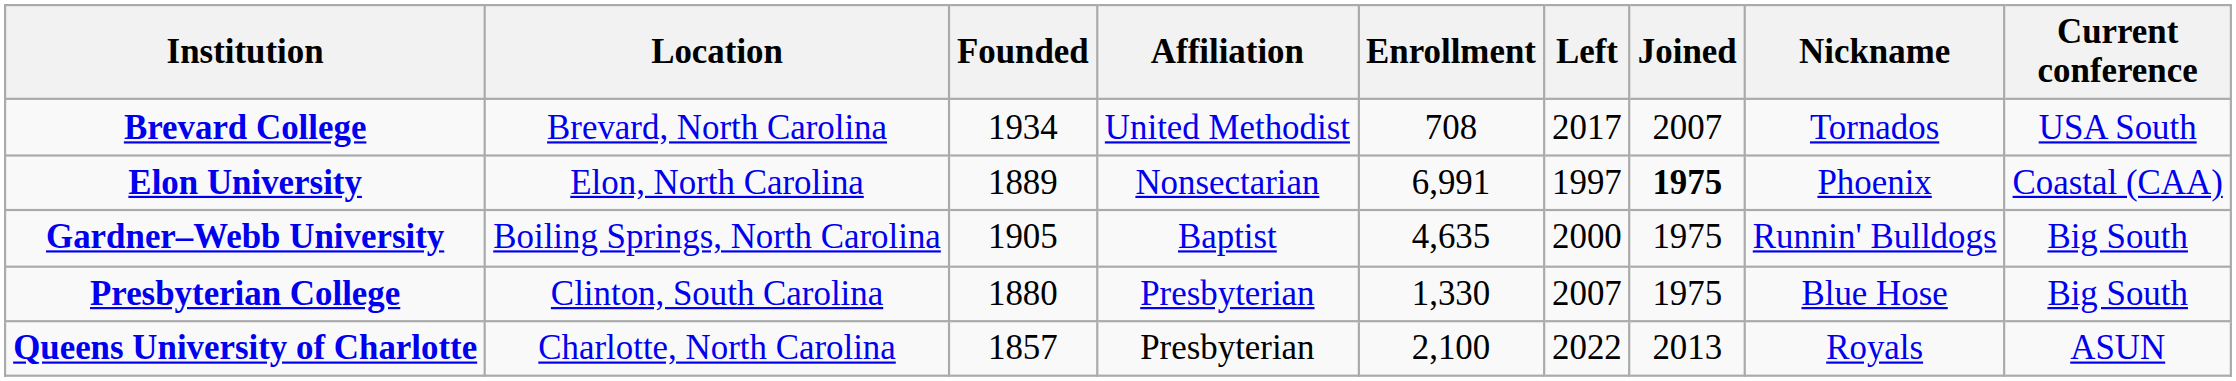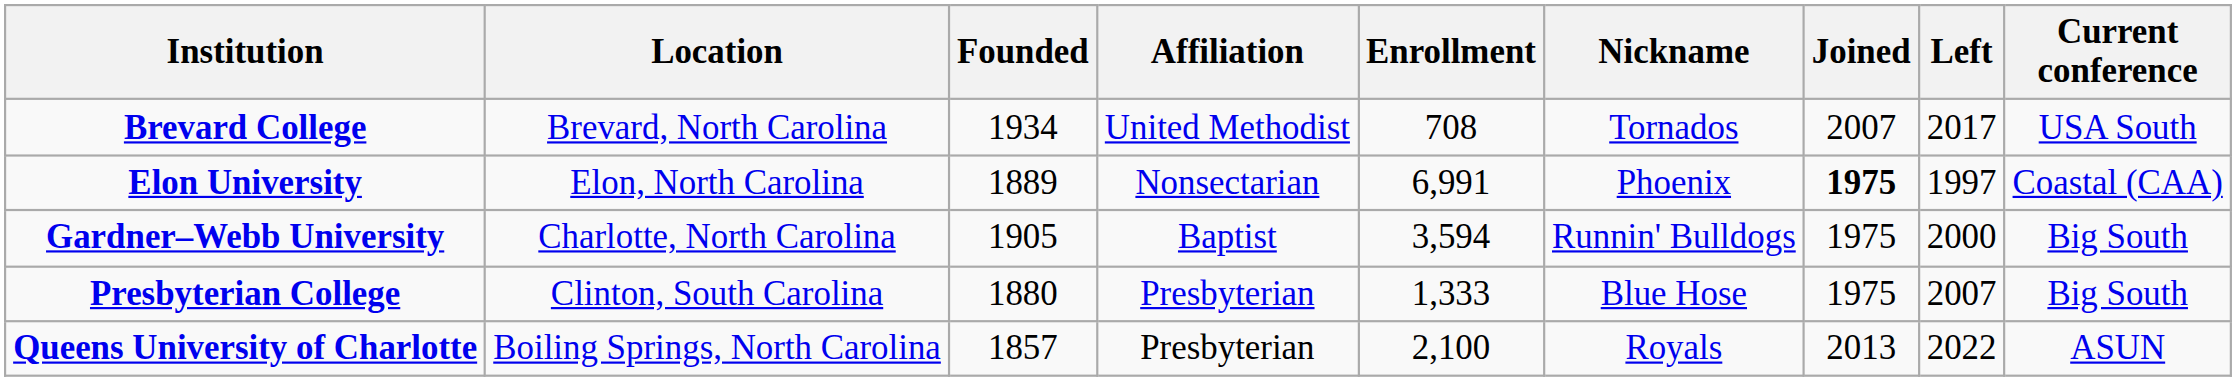columns swapped: (1875, 51) <-> (1587, 51)
(717, 237) Boiling Springs, North Carolina -> (717, 237) Charlotte, North Carolina
(1451, 237) 4,635 -> (1451, 237) 3,594
(1451, 292) 1,330 -> (1451, 292) 1,333
(717, 347) Charlotte, North Carolina -> (717, 347) Boiling Springs, North Carolina
